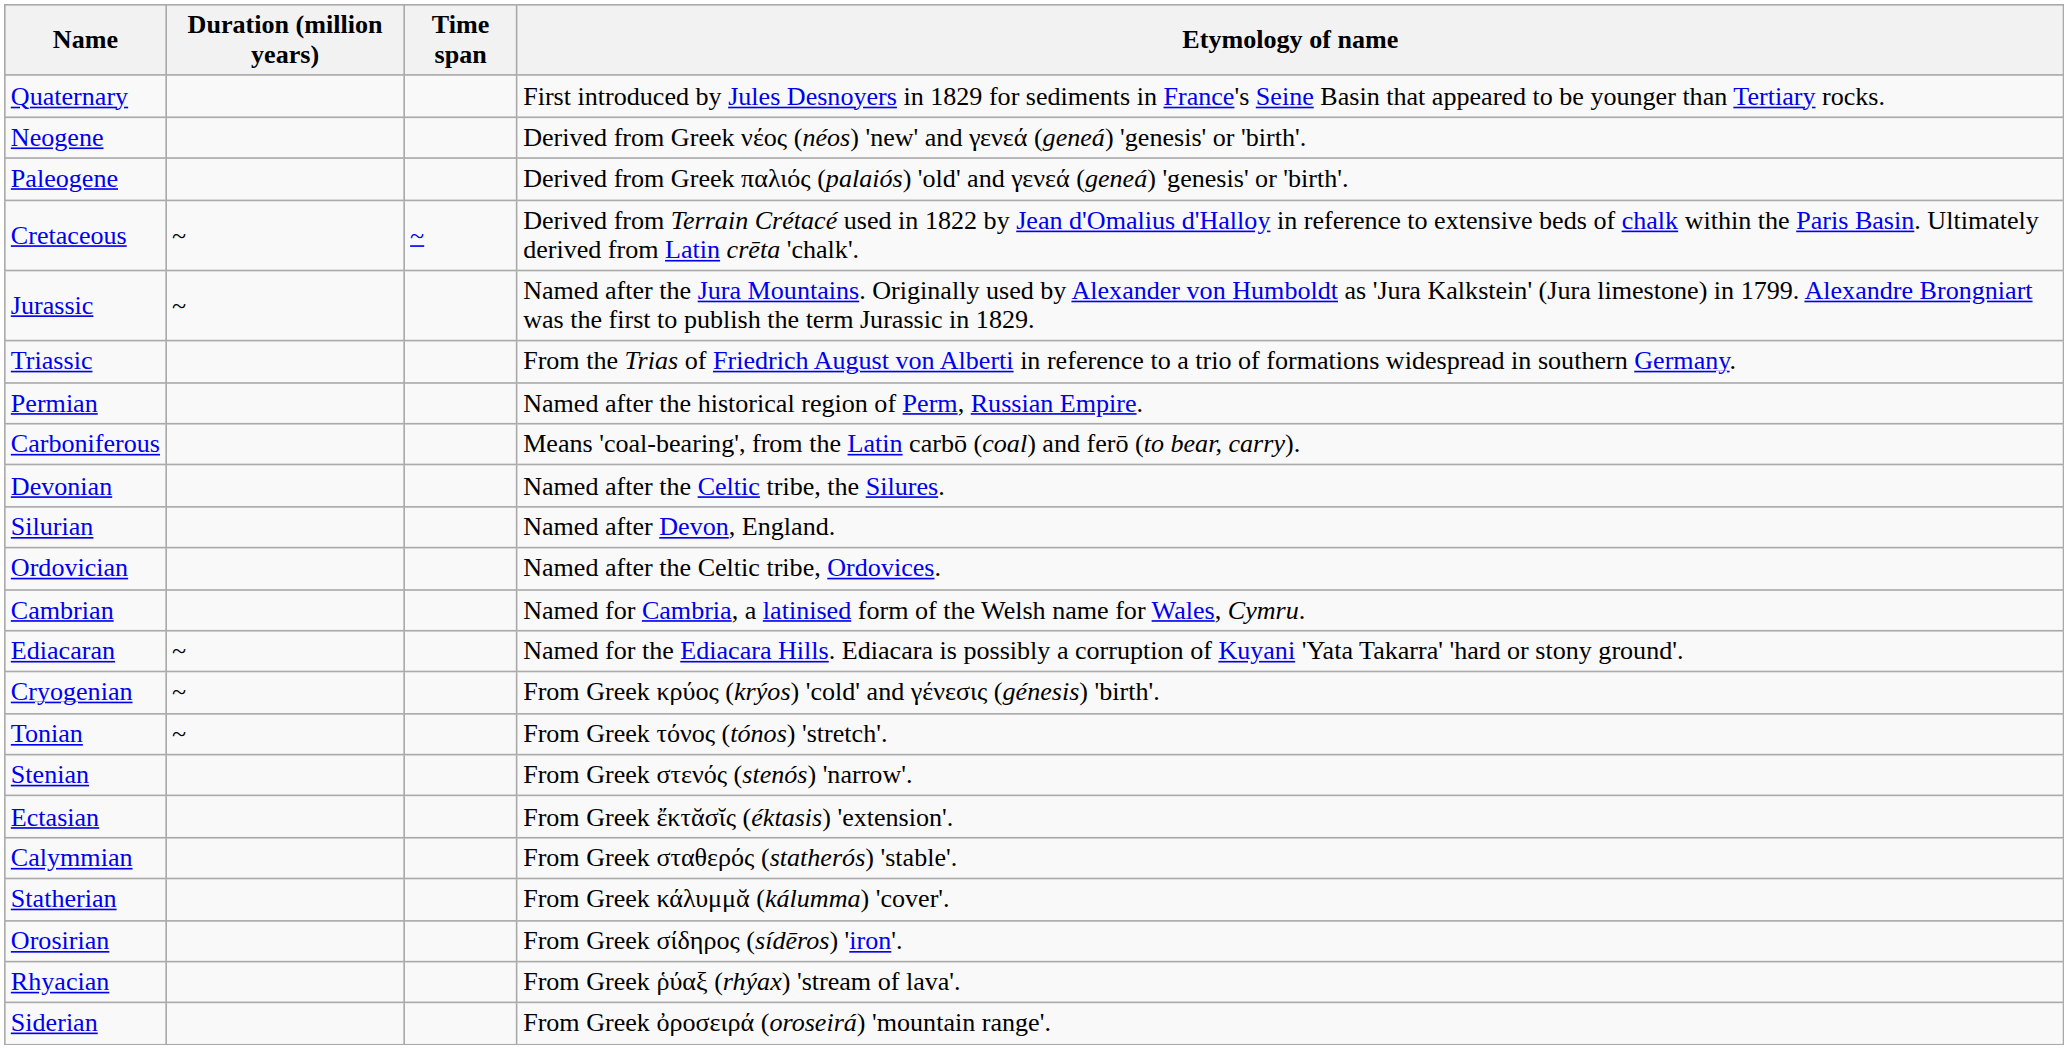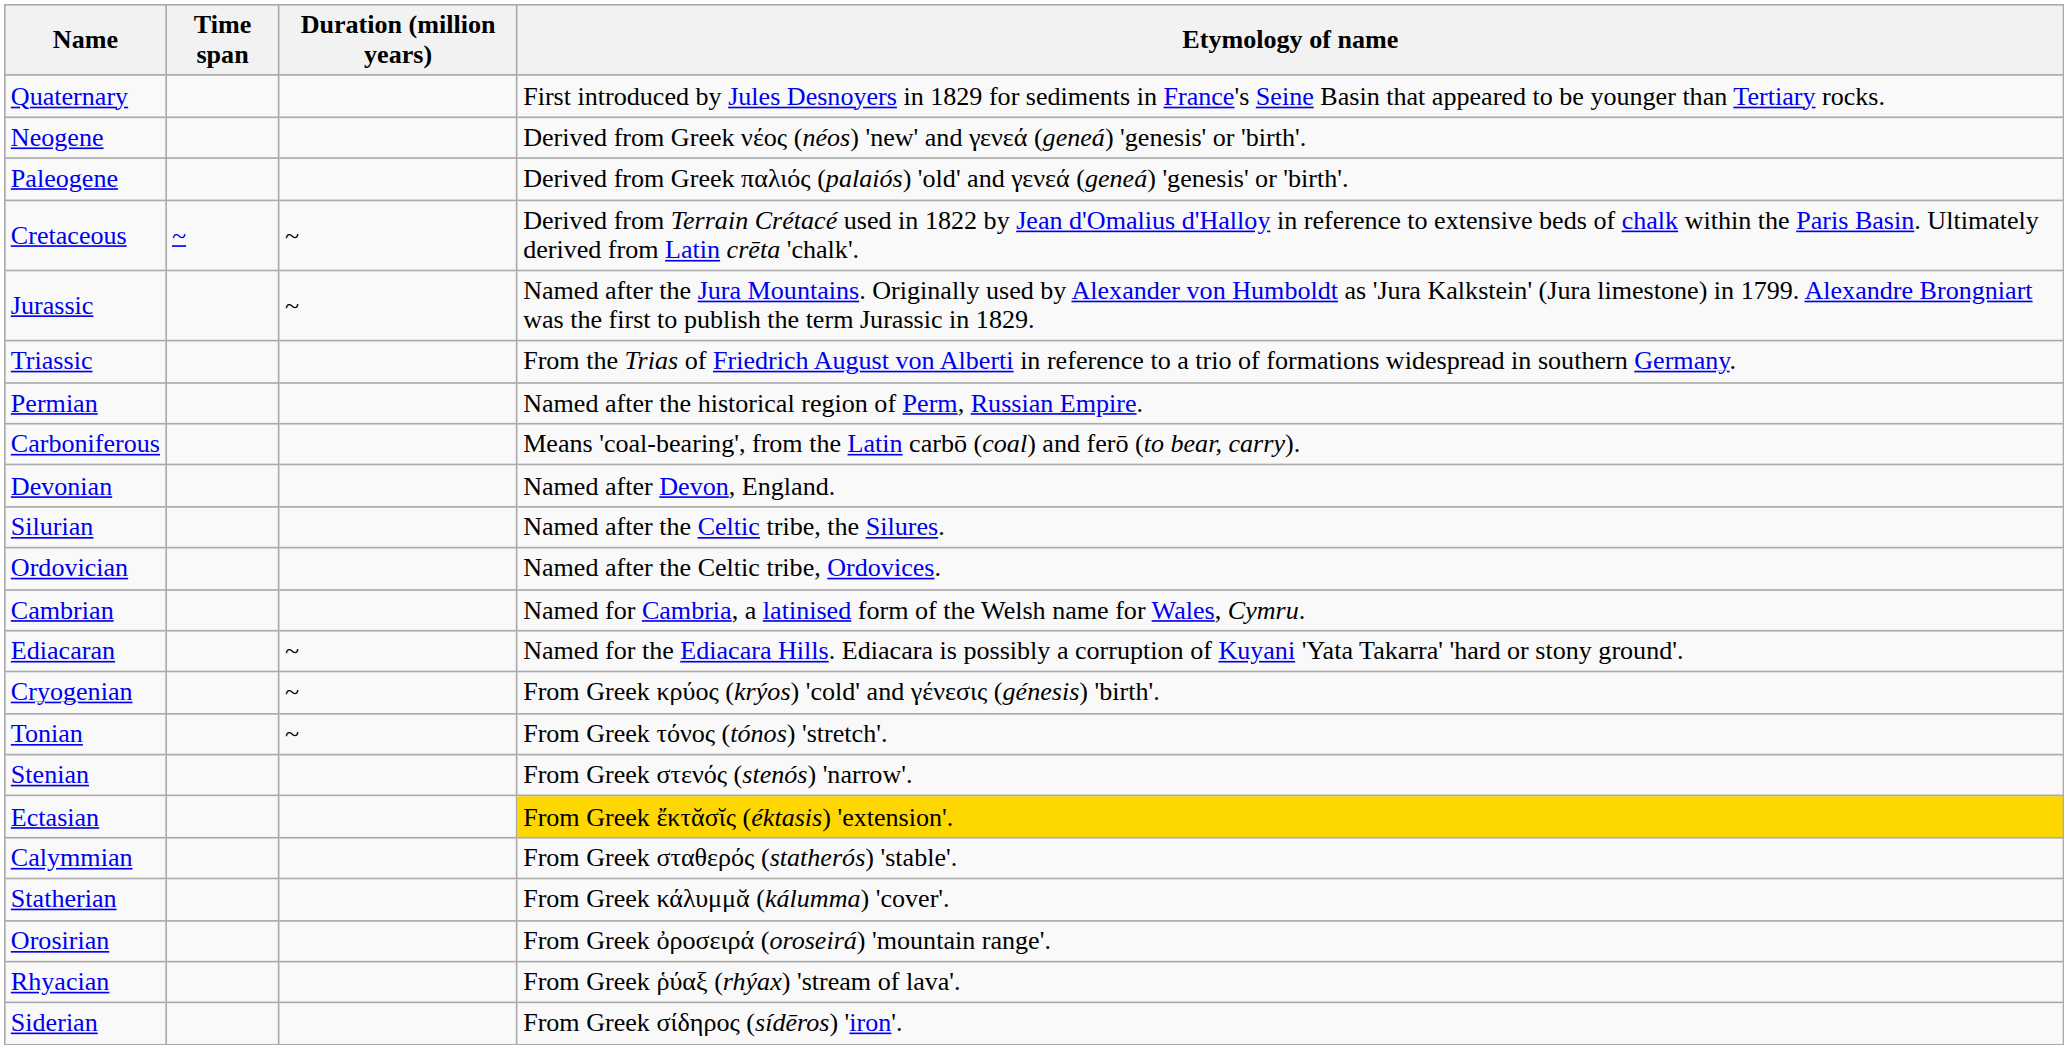columns swapped: (461, 39) <-> (285, 39)
(734, 485) Named after the Celtic tribe, the Silures. -> (679, 485) Named after Devon, England.
(679, 526) Named after Devon, England. -> (734, 526) Named after the Celtic tribe, the Silures.
(738, 816) no background -> (738, 816) gold background
(713, 940) From Greek σίδηρος (sídēros) 'iron'. -> (787, 940) From Greek ὀροσειρά (oroseirá) 'mountain range'.
(787, 1023) From Greek ὀροσειρά (oroseirá) 'mountain range'. -> (713, 1023) From Greek σίδηρος (sídēros) 'iron'.
